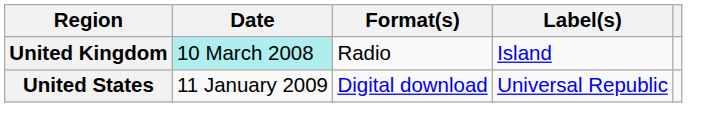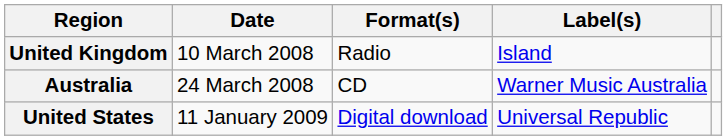(245, 53) paleturquoise background -> (245, 53) no background
+ row: (88, 85)
